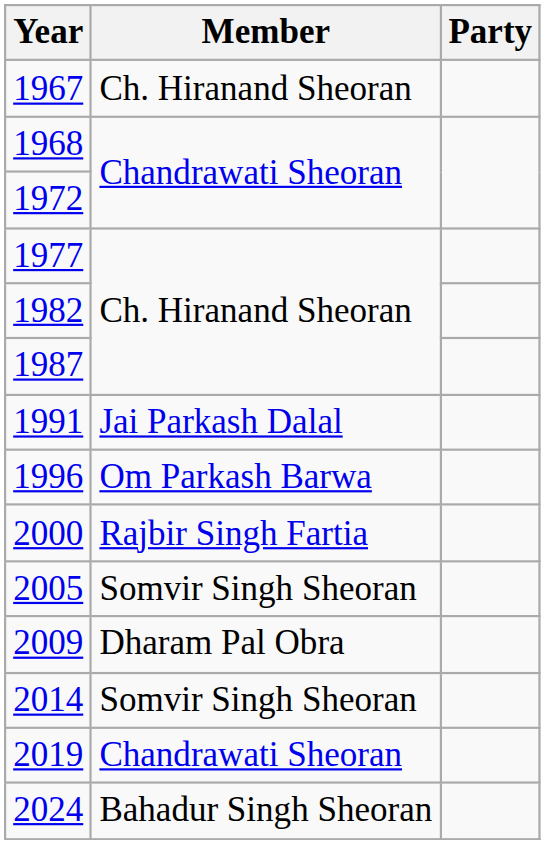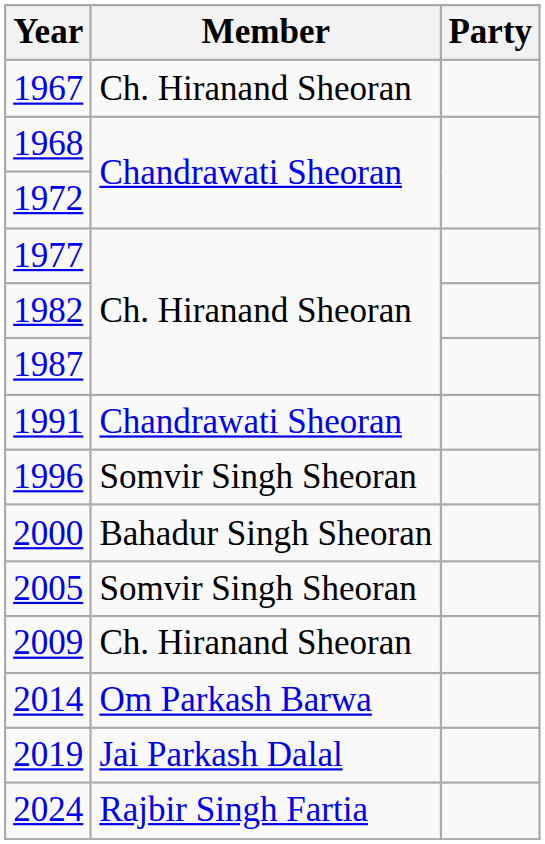(221, 421) Jai Parkash Dalal -> (251, 421) Chandrawati Sheoran
(236, 476) Om Parkash Barwa -> (258, 476) Somvir Singh Sheoran
(234, 532) Rajbir Singh Fartia -> (266, 532) Bahadur Singh Sheoran
(222, 643) Dharam Pal Obra -> (256, 643) Ch. Hiranand Sheoran
(258, 699) Somvir Singh Sheoran -> (236, 699) Om Parkash Barwa
(251, 754) Chandrawati Sheoran -> (221, 754) Jai Parkash Dalal
(266, 810) Bahadur Singh Sheoran -> (234, 810) Rajbir Singh Fartia
